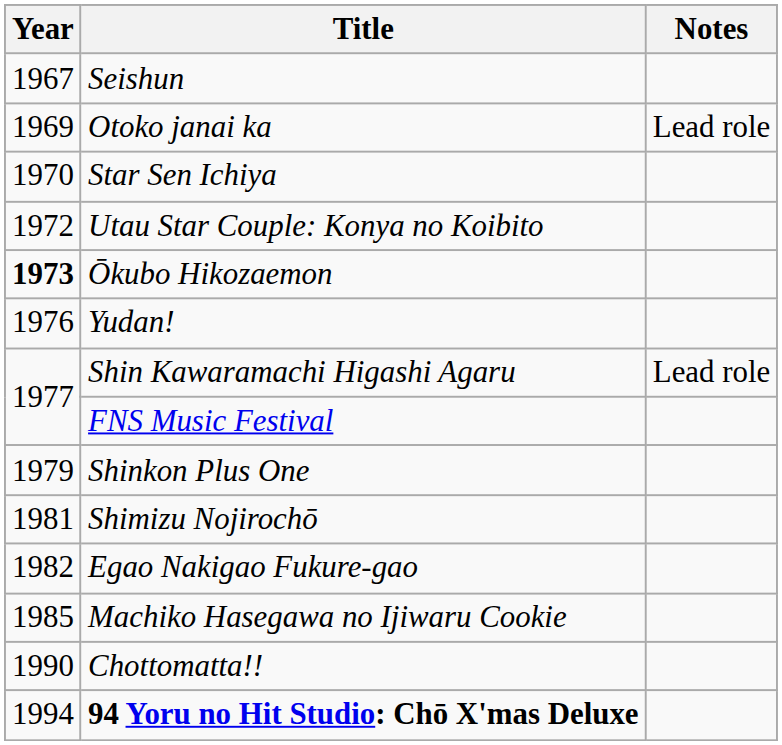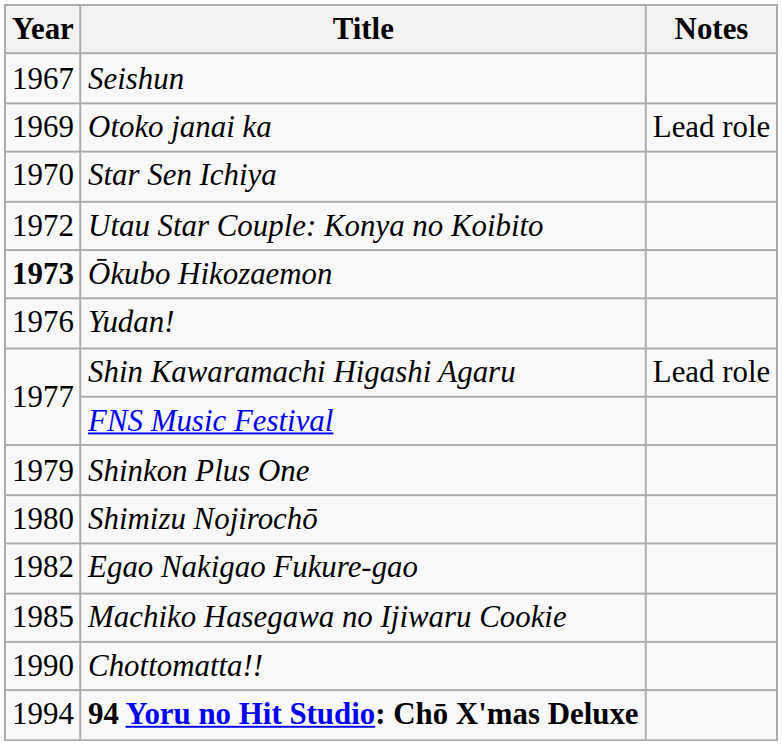(43, 518) 1981 -> (43, 518) 1980
